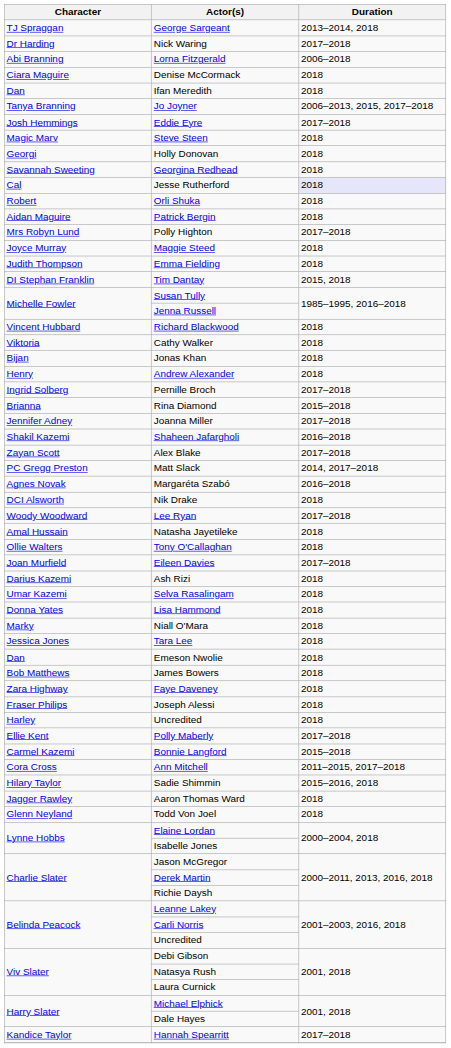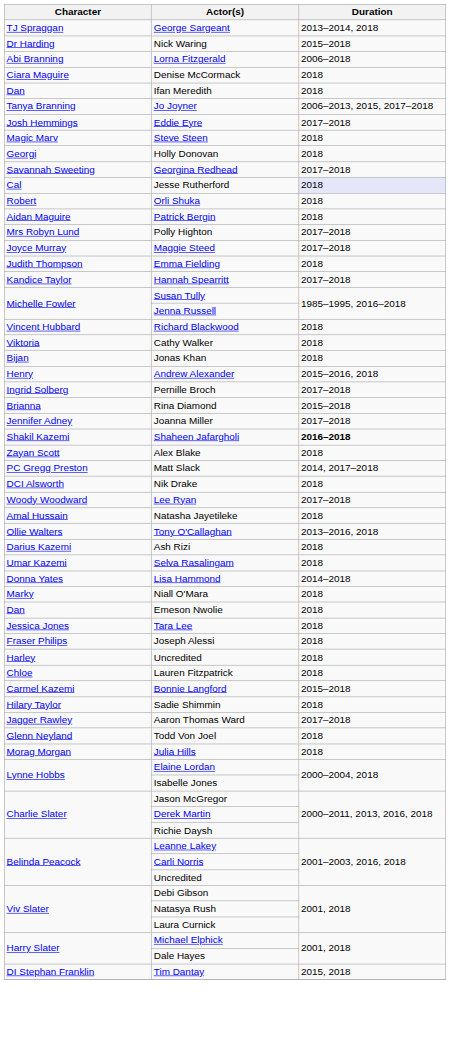(326, 43) 2017–2018 -> (326, 43) 2015–2018
(312, 169) 2018 -> (326, 169) 2017–2018
(312, 248) 2018 -> (326, 248) 2017–2018
rows swapped: (50, 279) <-> (39, 1034)
(312, 374) 2018 -> (340, 374) 2015–2016, 2018
(326, 437) normal -> (326, 437) bold
(326, 452) 2017–2018 -> (312, 452) 2018
- row: (36, 484)
(312, 547) 2018 -> (340, 531) 2013–2016, 2018
- row: (36, 563)
(312, 610) 2018 -> (326, 578) 2014–2018
rows swapped: (38, 641) <-> (16, 657)
- row: (38, 673)
- row: (37, 688)
+ row: (20, 673)
- row: (28, 736)
- row: (32, 767)
(340, 783) 2015–2016, 2018 -> (312, 704) 2018
(312, 798) 2018 -> (326, 720) 2017–2018
+ row: (39, 751)
